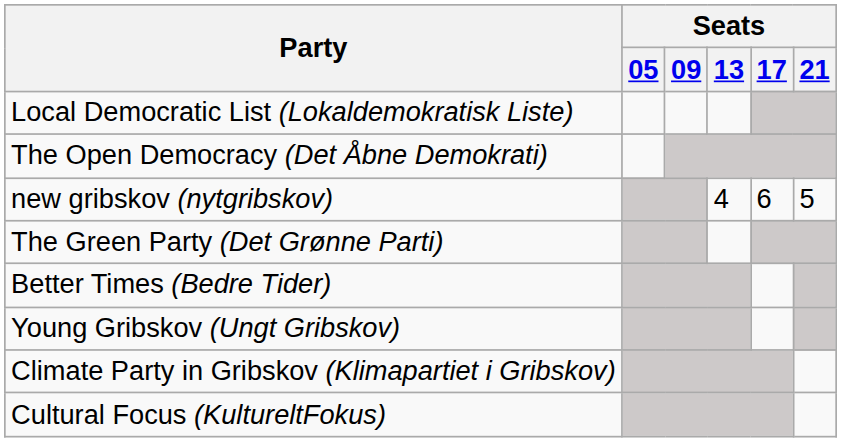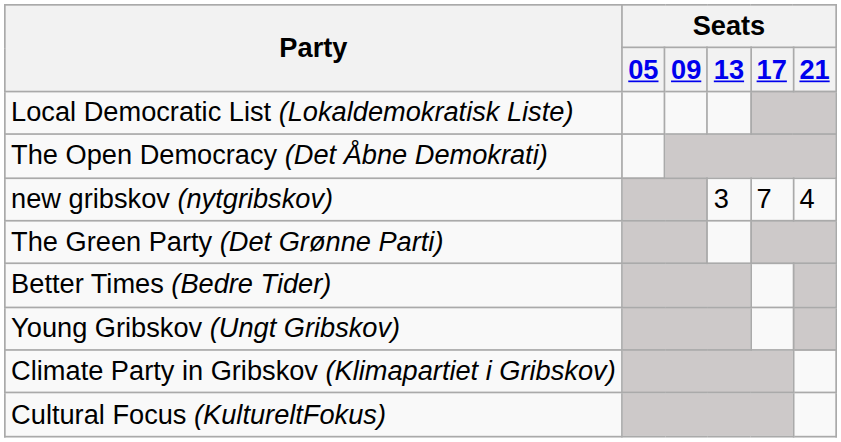(721, 198) 4 -> (721, 198) 3
(764, 198) 6 -> (764, 198) 7
(807, 198) 5 -> (807, 198) 4
